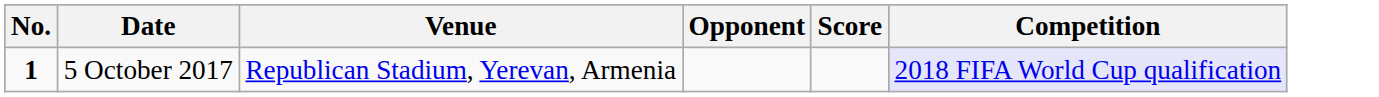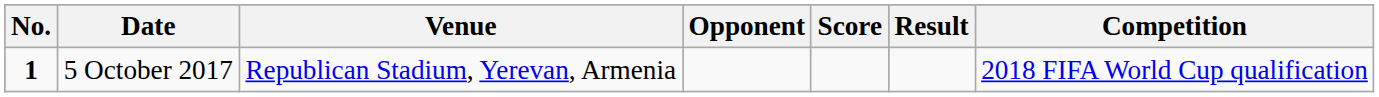+ column: (932, 26)
(1088, 69) lavender background -> (1174, 69) no background
